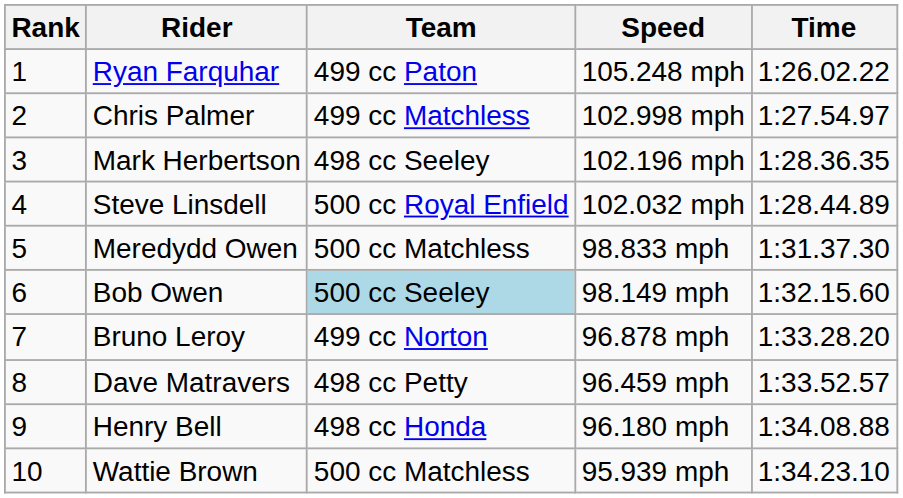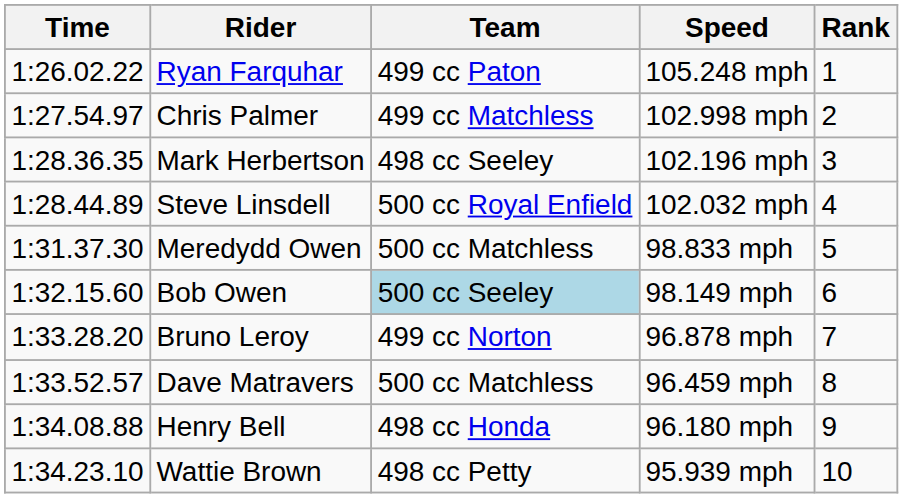columns swapped: (46, 27) <-> (824, 27)
(391, 381) 498 cc Petty -> (486, 381) 500 cc Matchless
(422, 470) 500 cc Matchless -> (455, 470) 498 cc Petty
